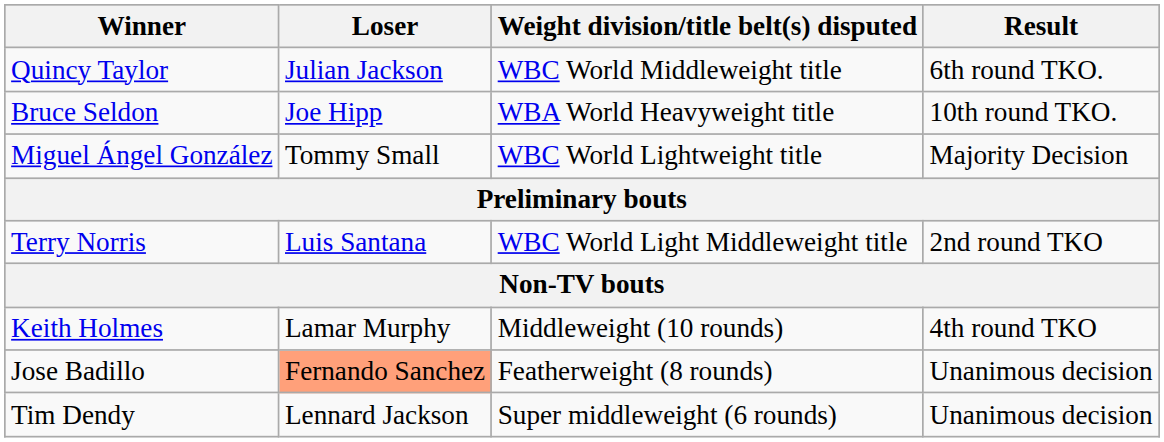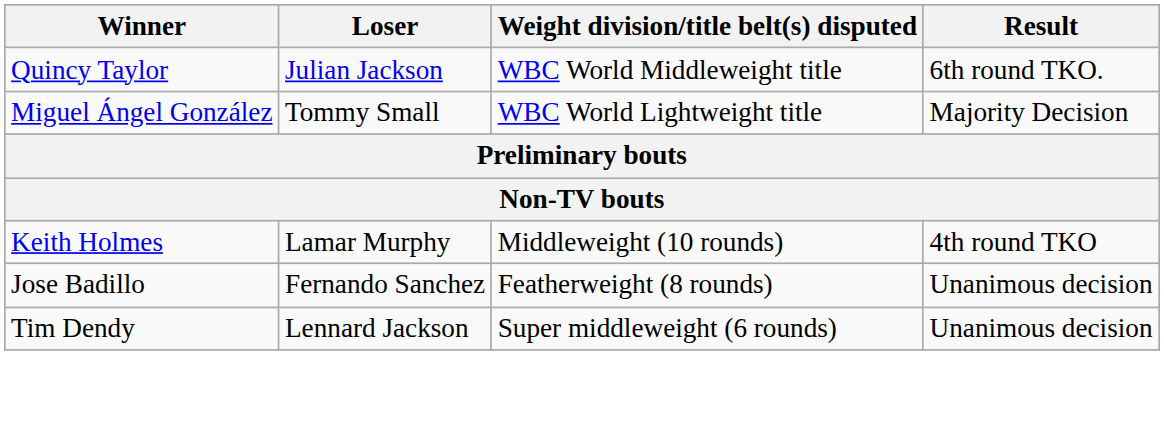- row: (85, 112)
- row: (79, 241)
(385, 371) lightsalmon background -> (385, 284) no background
